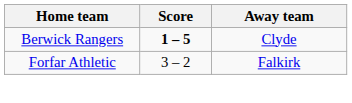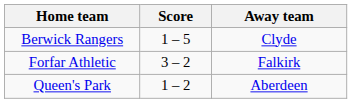(176, 39) bold -> (176, 39) normal
+ row: (72, 86)
